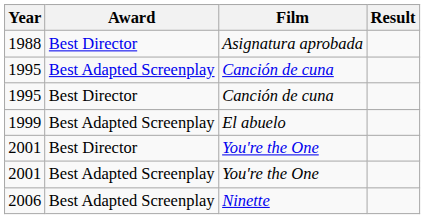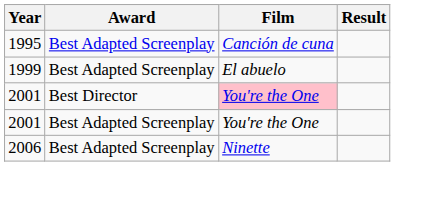- row: (25, 43)
- row: (25, 95)
(270, 148) no background -> (270, 95) pink background
